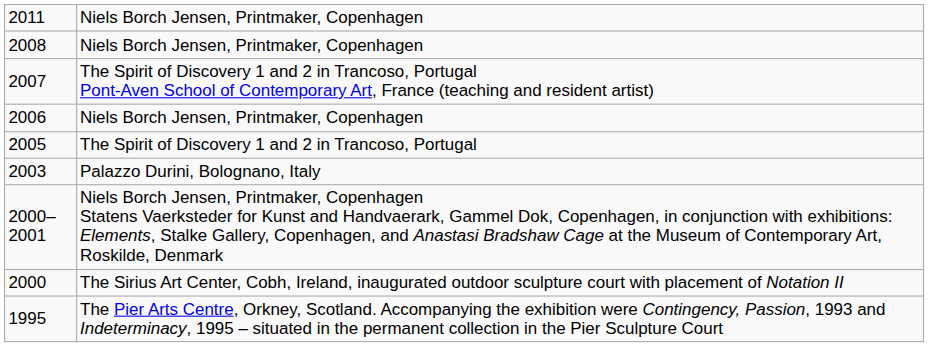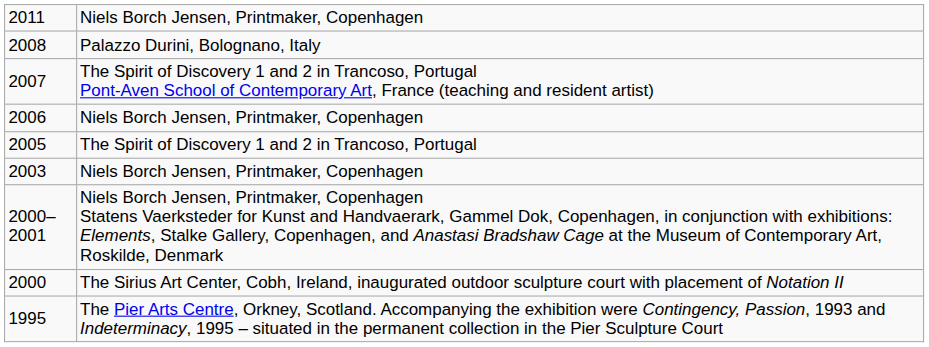(252, 44) Niels Borch Jensen, Printmaker, Copenhagen -> (200, 44) Palazzo Durini, Bolognano, Italy
(200, 171) Palazzo Durini, Bolognano, Italy -> (252, 171) Niels Borch Jensen, Printmaker, Copenhagen
